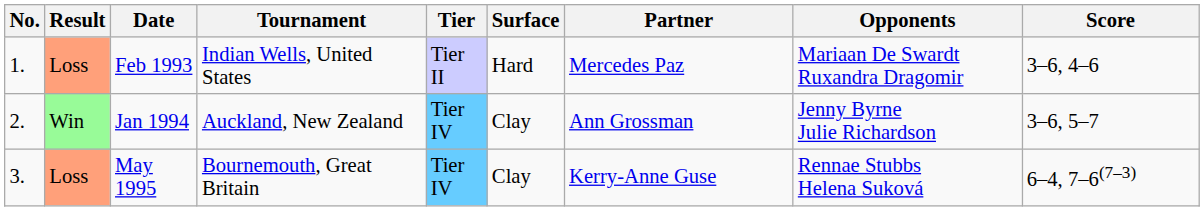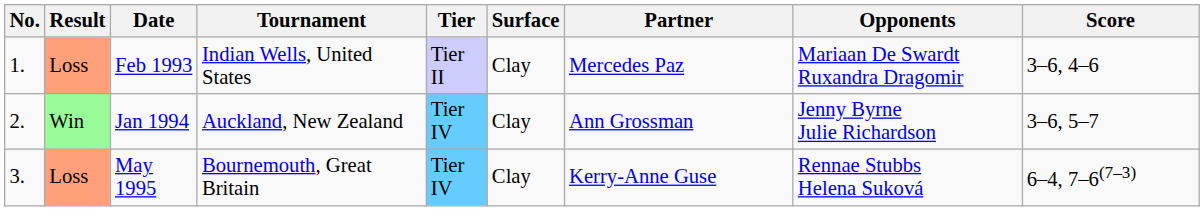(512, 65) Hard -> (511, 65) Clay
